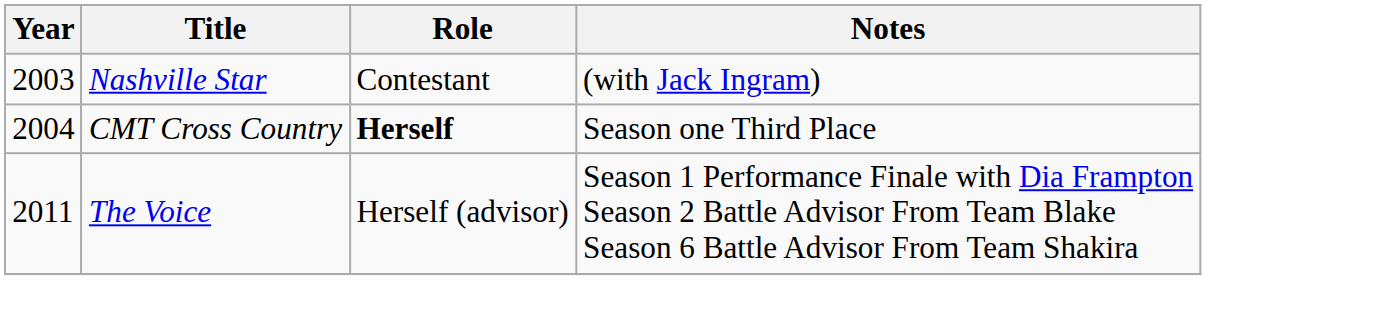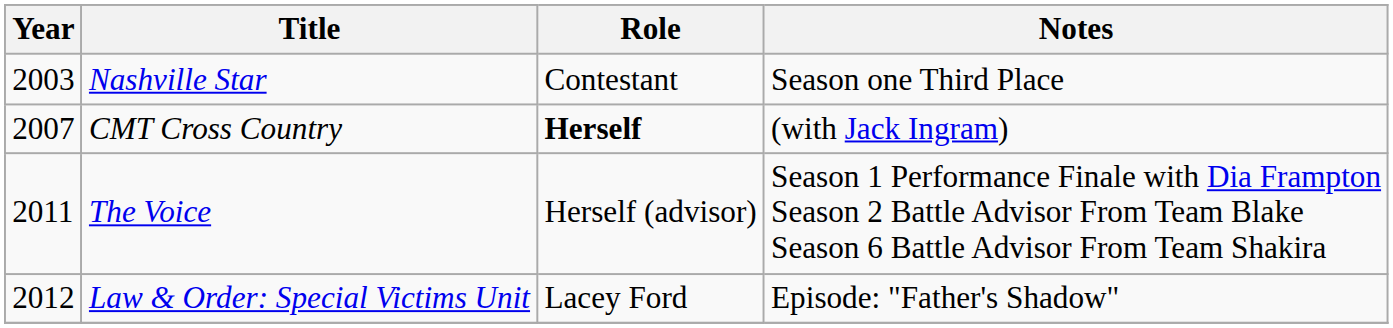(702, 78) (with Jack Ingram) -> (918, 78) Season one Third Place
(43, 128) 2004 -> (43, 128) 2007
(730, 128) Season one Third Place -> (890, 128) (with Jack Ingram)
+ row: (309, 297)
